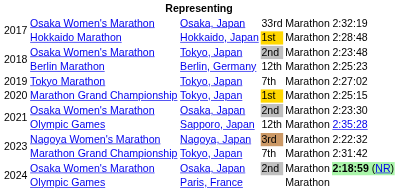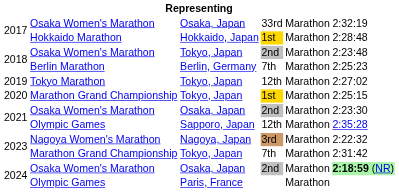(272, 67) 12th -> (269, 67) 7th
(269, 81) 7th -> (272, 81) 12th
